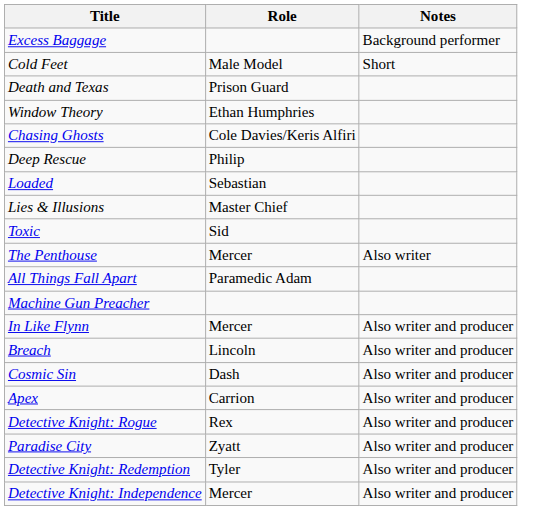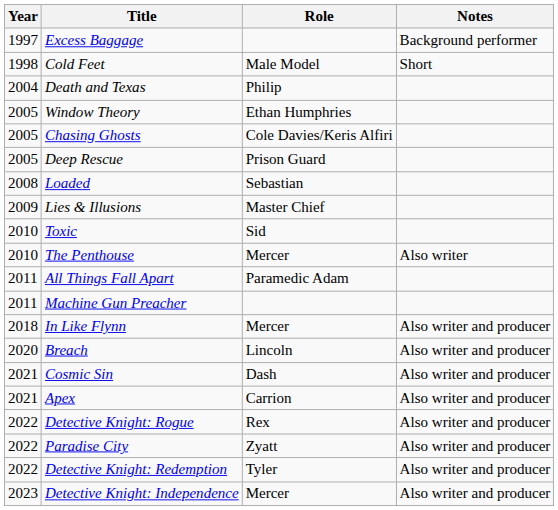+ column: (23, 16)
(249, 87) Prison Guard -> (264, 87) Philip
(227, 159) Philip -> (286, 159) Prison Guard
